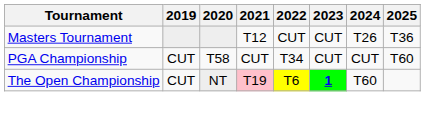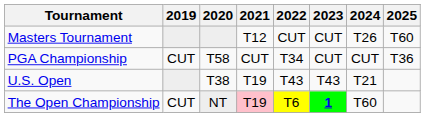(402, 37) T36 -> (402, 37) T60
(402, 59) T60 -> (402, 59) T36
+ row: (40, 80)
